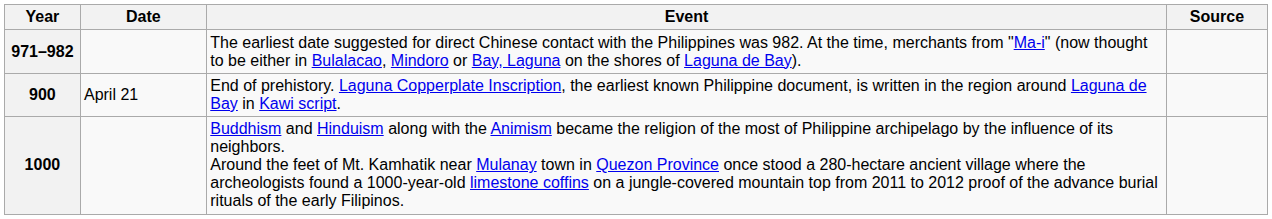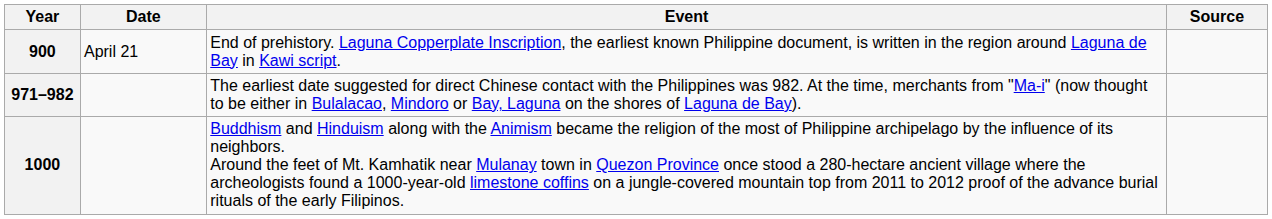rows swapped: (42, 94) <-> (42, 51)
